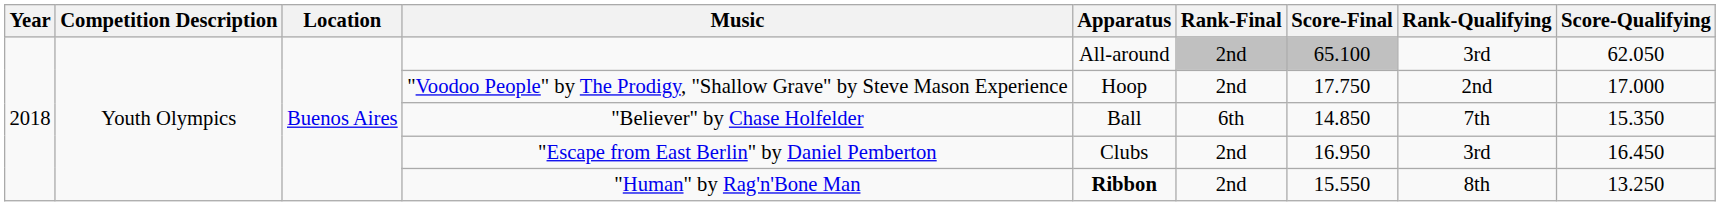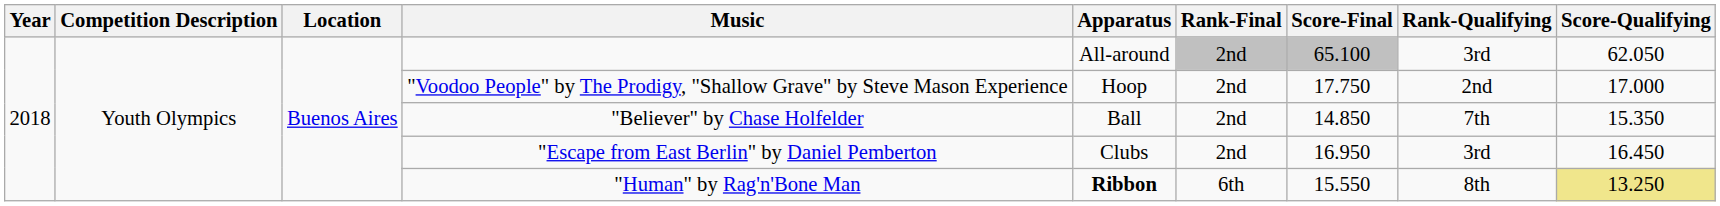(1231, 119) 6th -> (1231, 119) 2nd
(1231, 184) 2nd -> (1231, 184) 6th
(1636, 184) no background -> (1636, 184) khaki background
